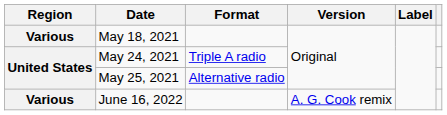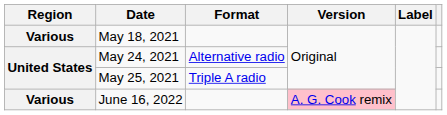(227, 57) Triple A radio -> (237, 57) Alternative radio
(237, 78) Alternative radio -> (227, 78) Triple A radio
(341, 99) no background -> (341, 99) pink background
